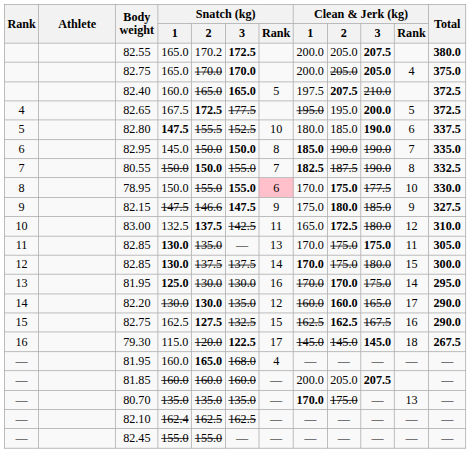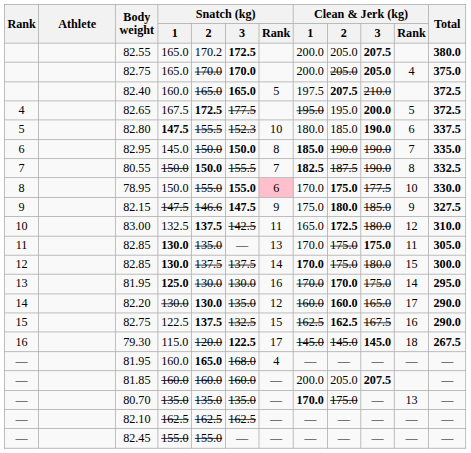(242, 129) 152.5 -> (242, 129) 152.3
(242, 168) 155.0 -> (242, 168) 155.5
(175, 322) 162.5 -> (175, 322) 122.5
(209, 322) 127.5 -> (209, 322) 137.5
(175, 419) 162.4 -> (175, 419) 162.5
